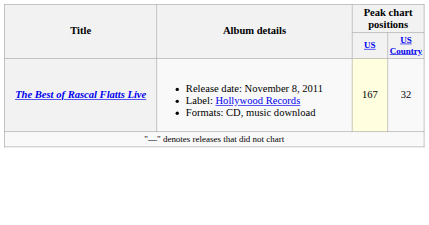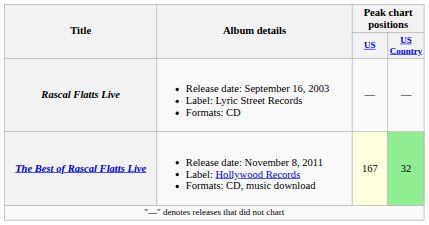+ row: (81, 95)
(406, 95) no background -> (406, 168) lightgreen background
